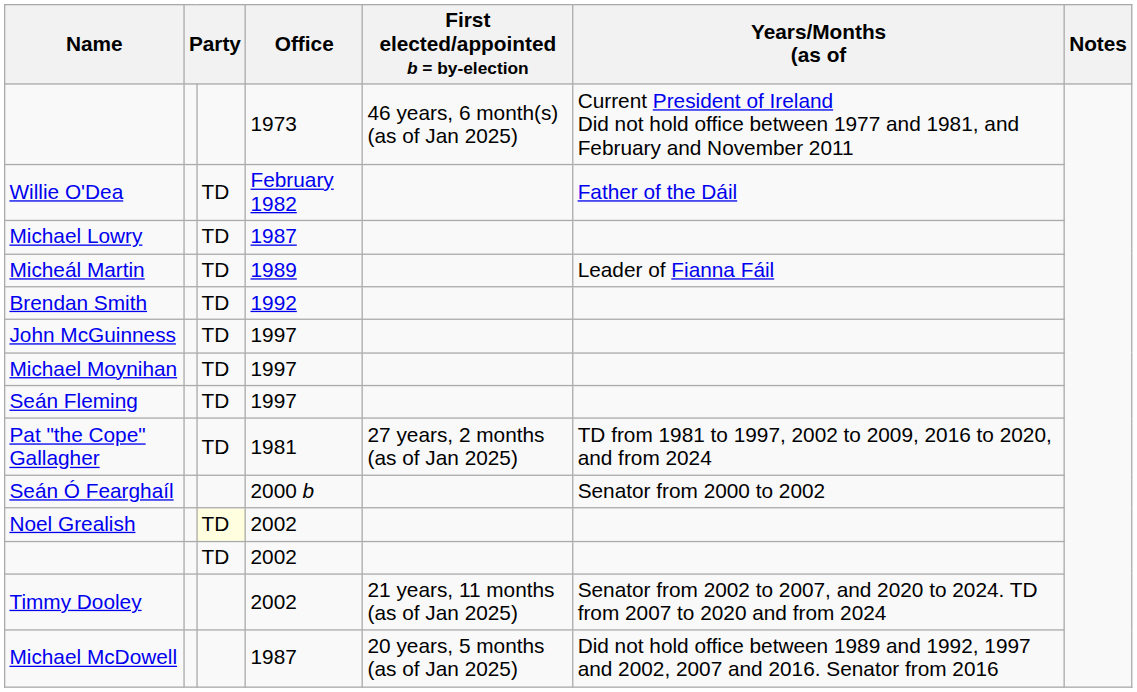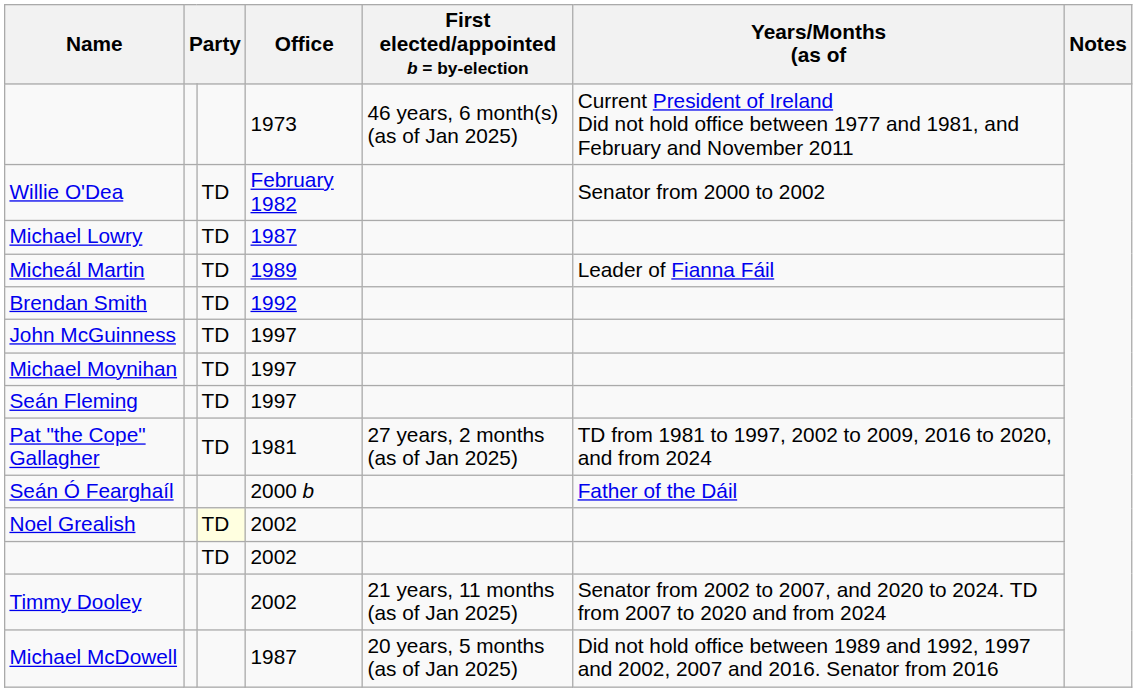(657, 192) Father of the Dáil -> (701, 192) Senator from 2000 to 2002
(701, 491) Senator from 2000 to 2002 -> (657, 491) Father of the Dáil
